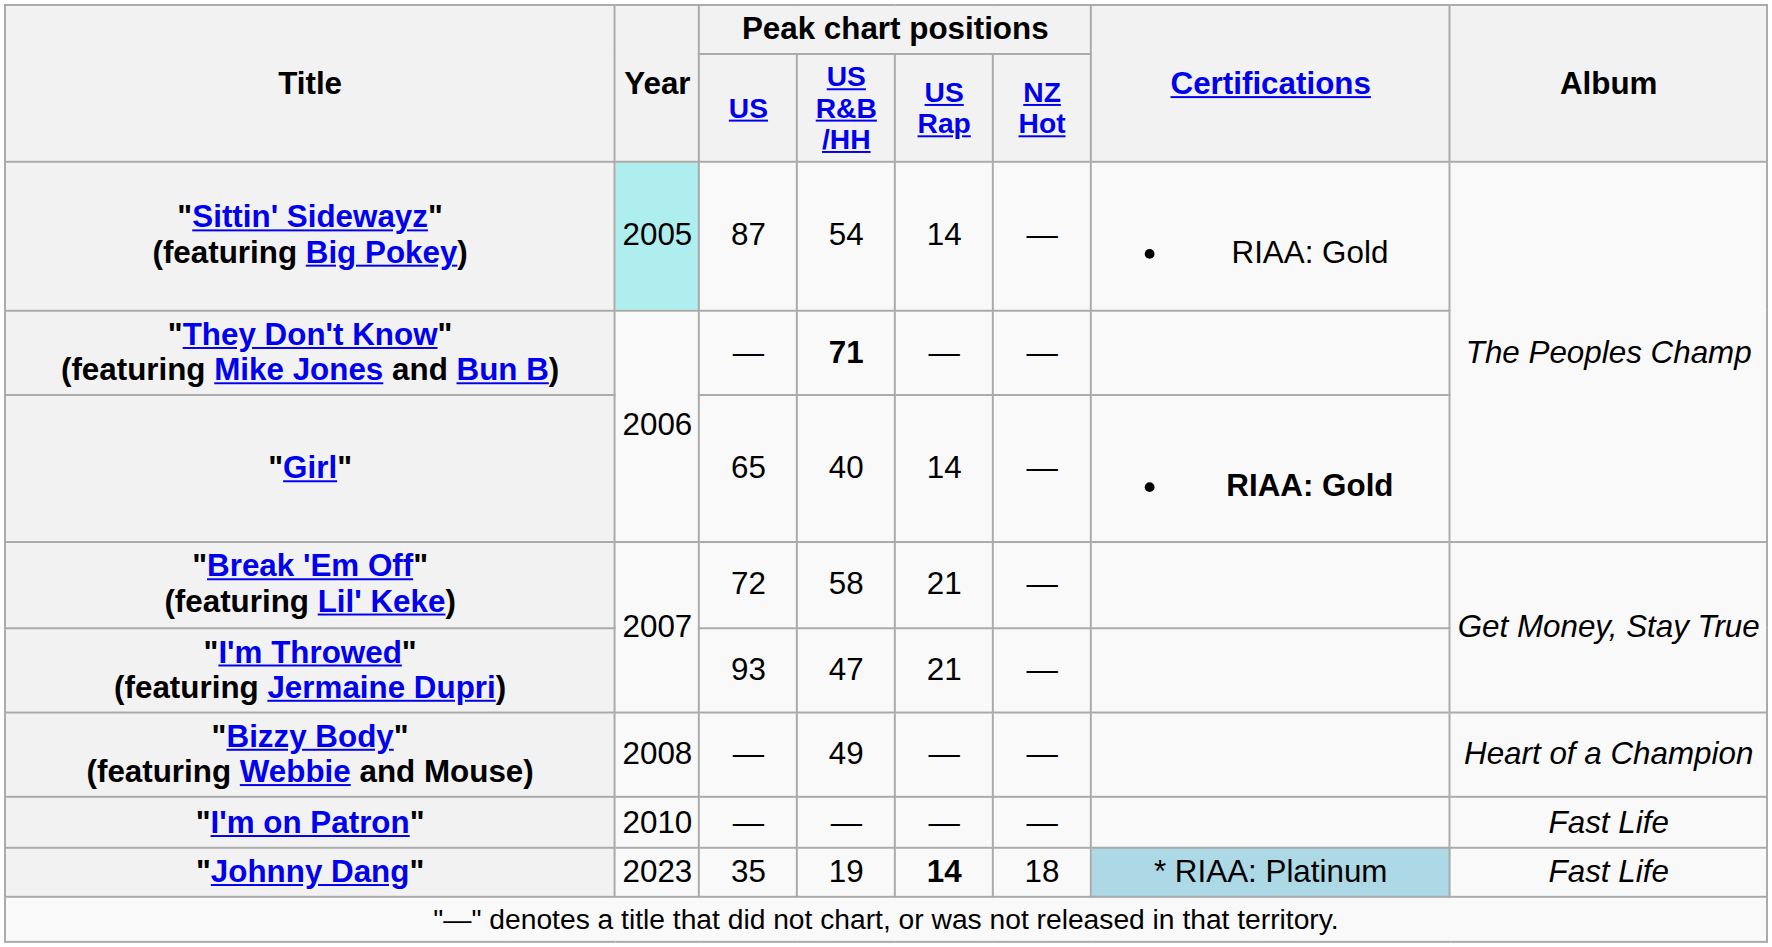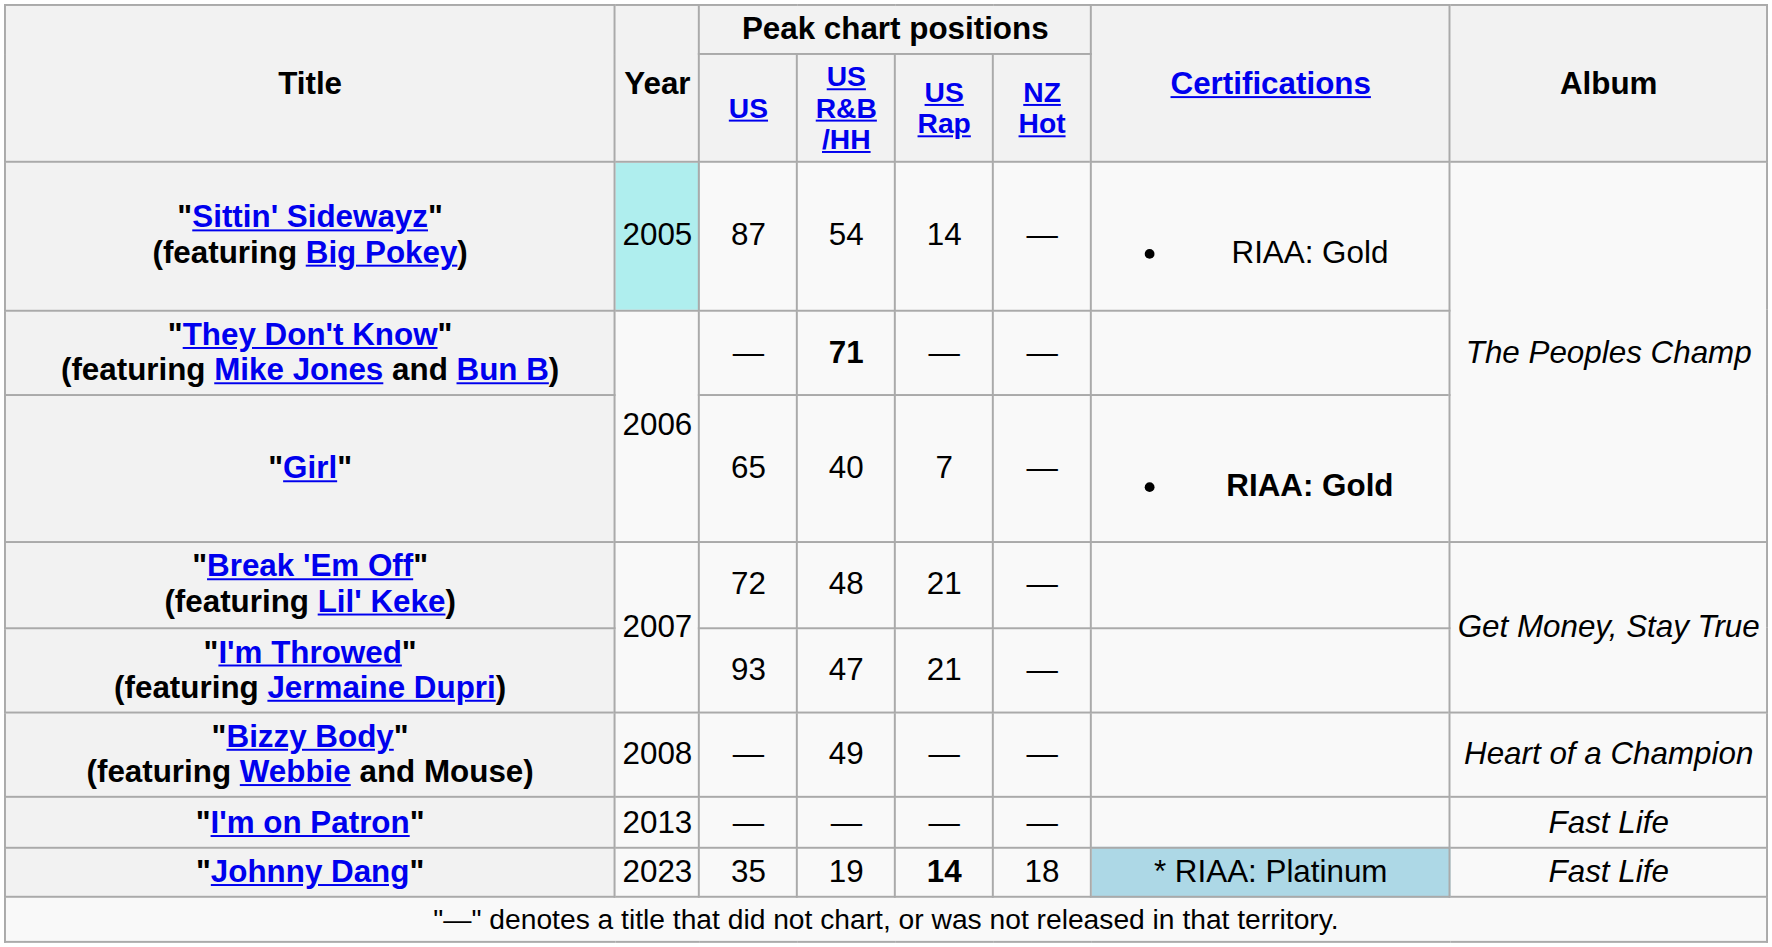(944, 468) 14 -> (944, 468) 7
(846, 584) 58 -> (846, 584) 48
(657, 821) 2010 -> (657, 821) 2013
